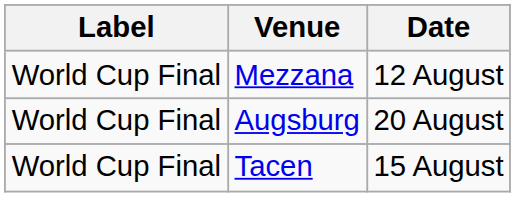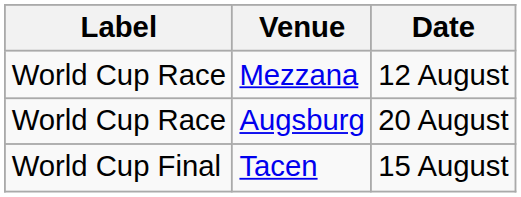(116, 74) World Cup Final -> (119, 74) World Cup Race
(116, 120) World Cup Final -> (119, 120) World Cup Race
